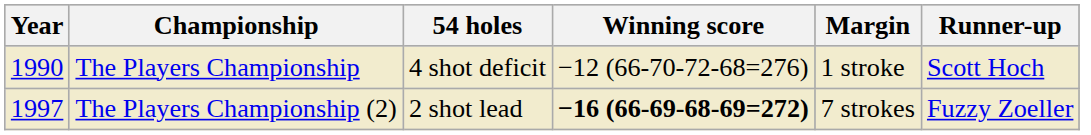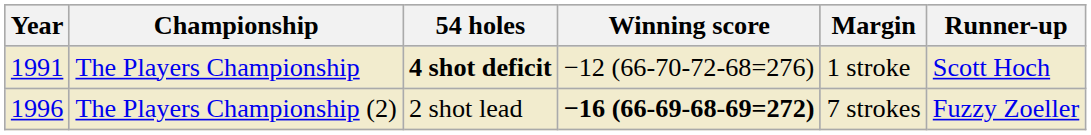(37, 66) 1990 -> (37, 66) 1991
(477, 66) normal -> (480, 66) bold
(37, 108) 1997 -> (37, 108) 1996
